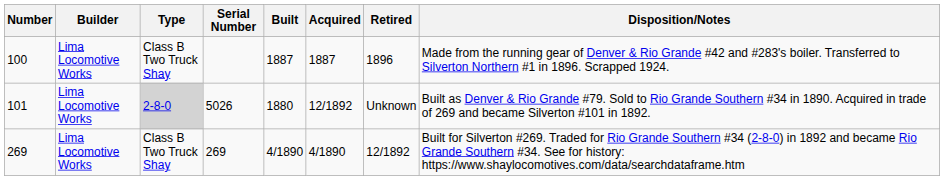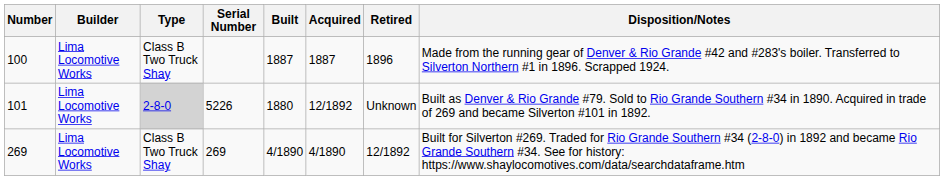(219, 106) 5026 -> (219, 106) 5226
